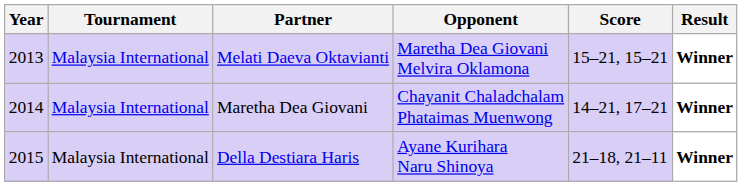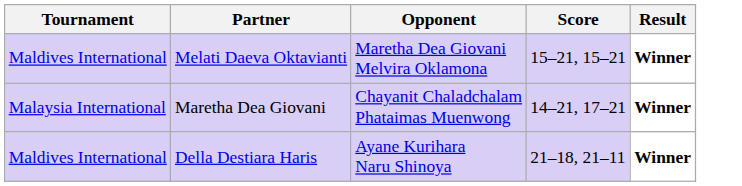- column: (26, 19)
(130, 58) Malaysia International -> (88, 58) Maldives International
(130, 156) Malaysia International -> (88, 156) Maldives International
